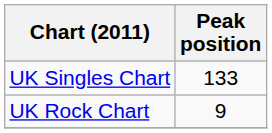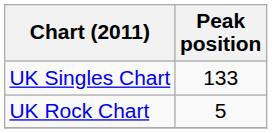(221, 111) 9 -> (221, 111) 5
